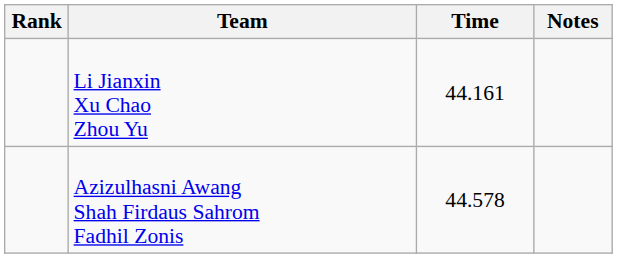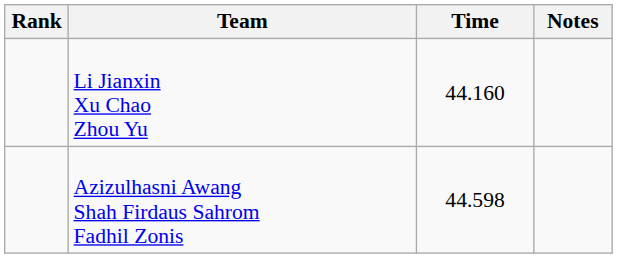(475, 92) 44.161 -> (475, 92) 44.160
(475, 199) 44.578 -> (475, 199) 44.598
